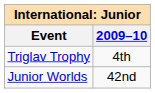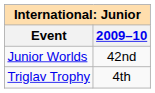rows swapped: (47, 77) <-> (49, 56)
